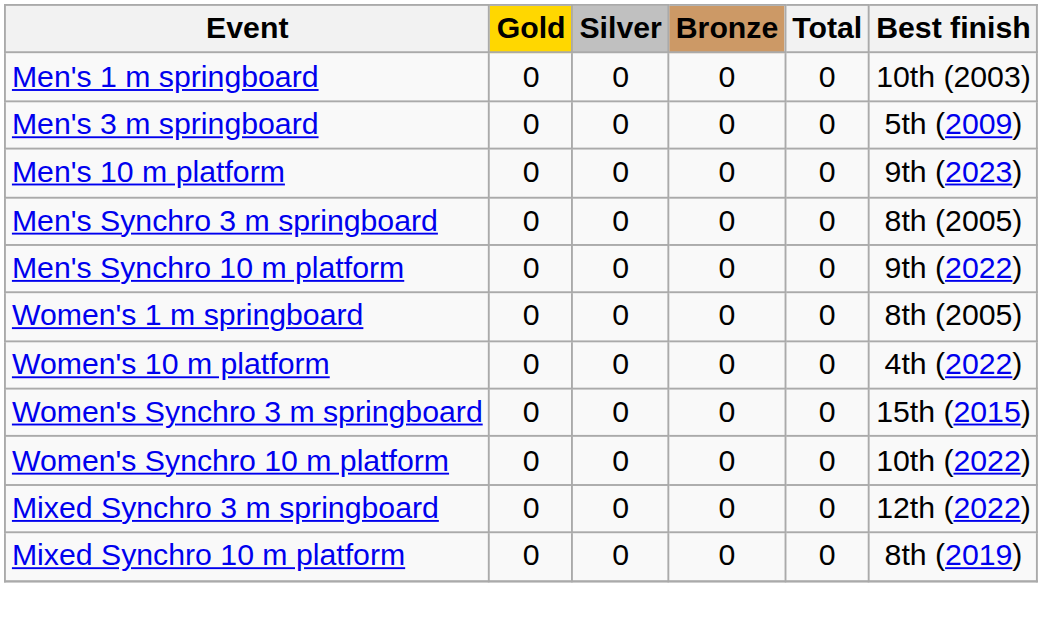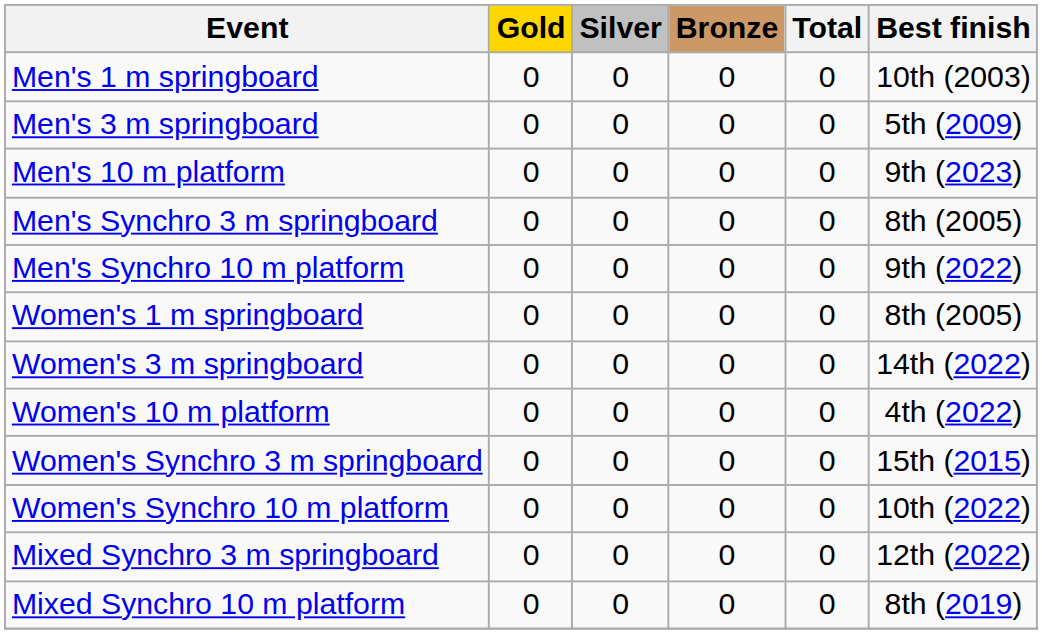+ row: (188, 364)
